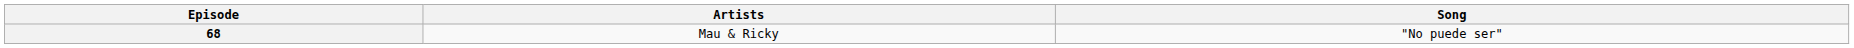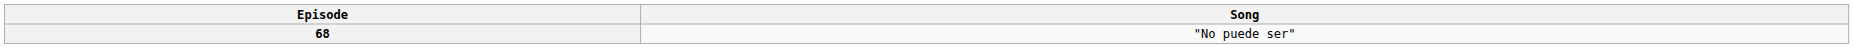- column: (739, 14)
